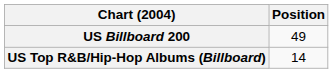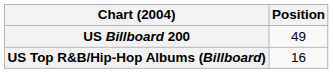(299, 57) 14 -> (299, 57) 16
